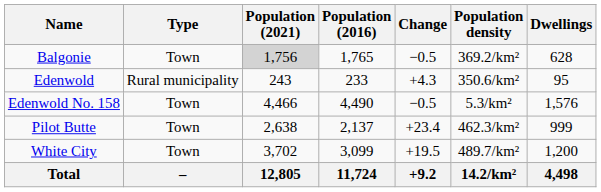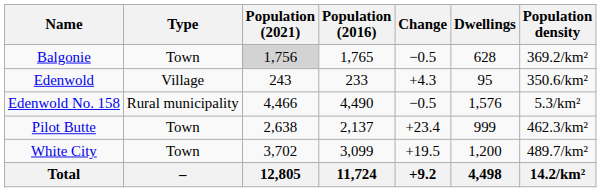columns swapped: (489, 24) <-> (561, 24)
(183, 80) Rural municipality -> (183, 80) Village
(183, 103) Town -> (183, 103) Rural municipality
